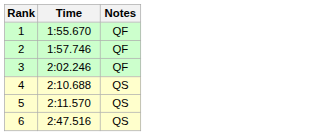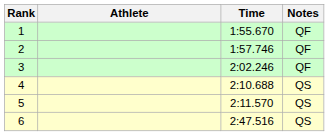+ column: (129, 13)
